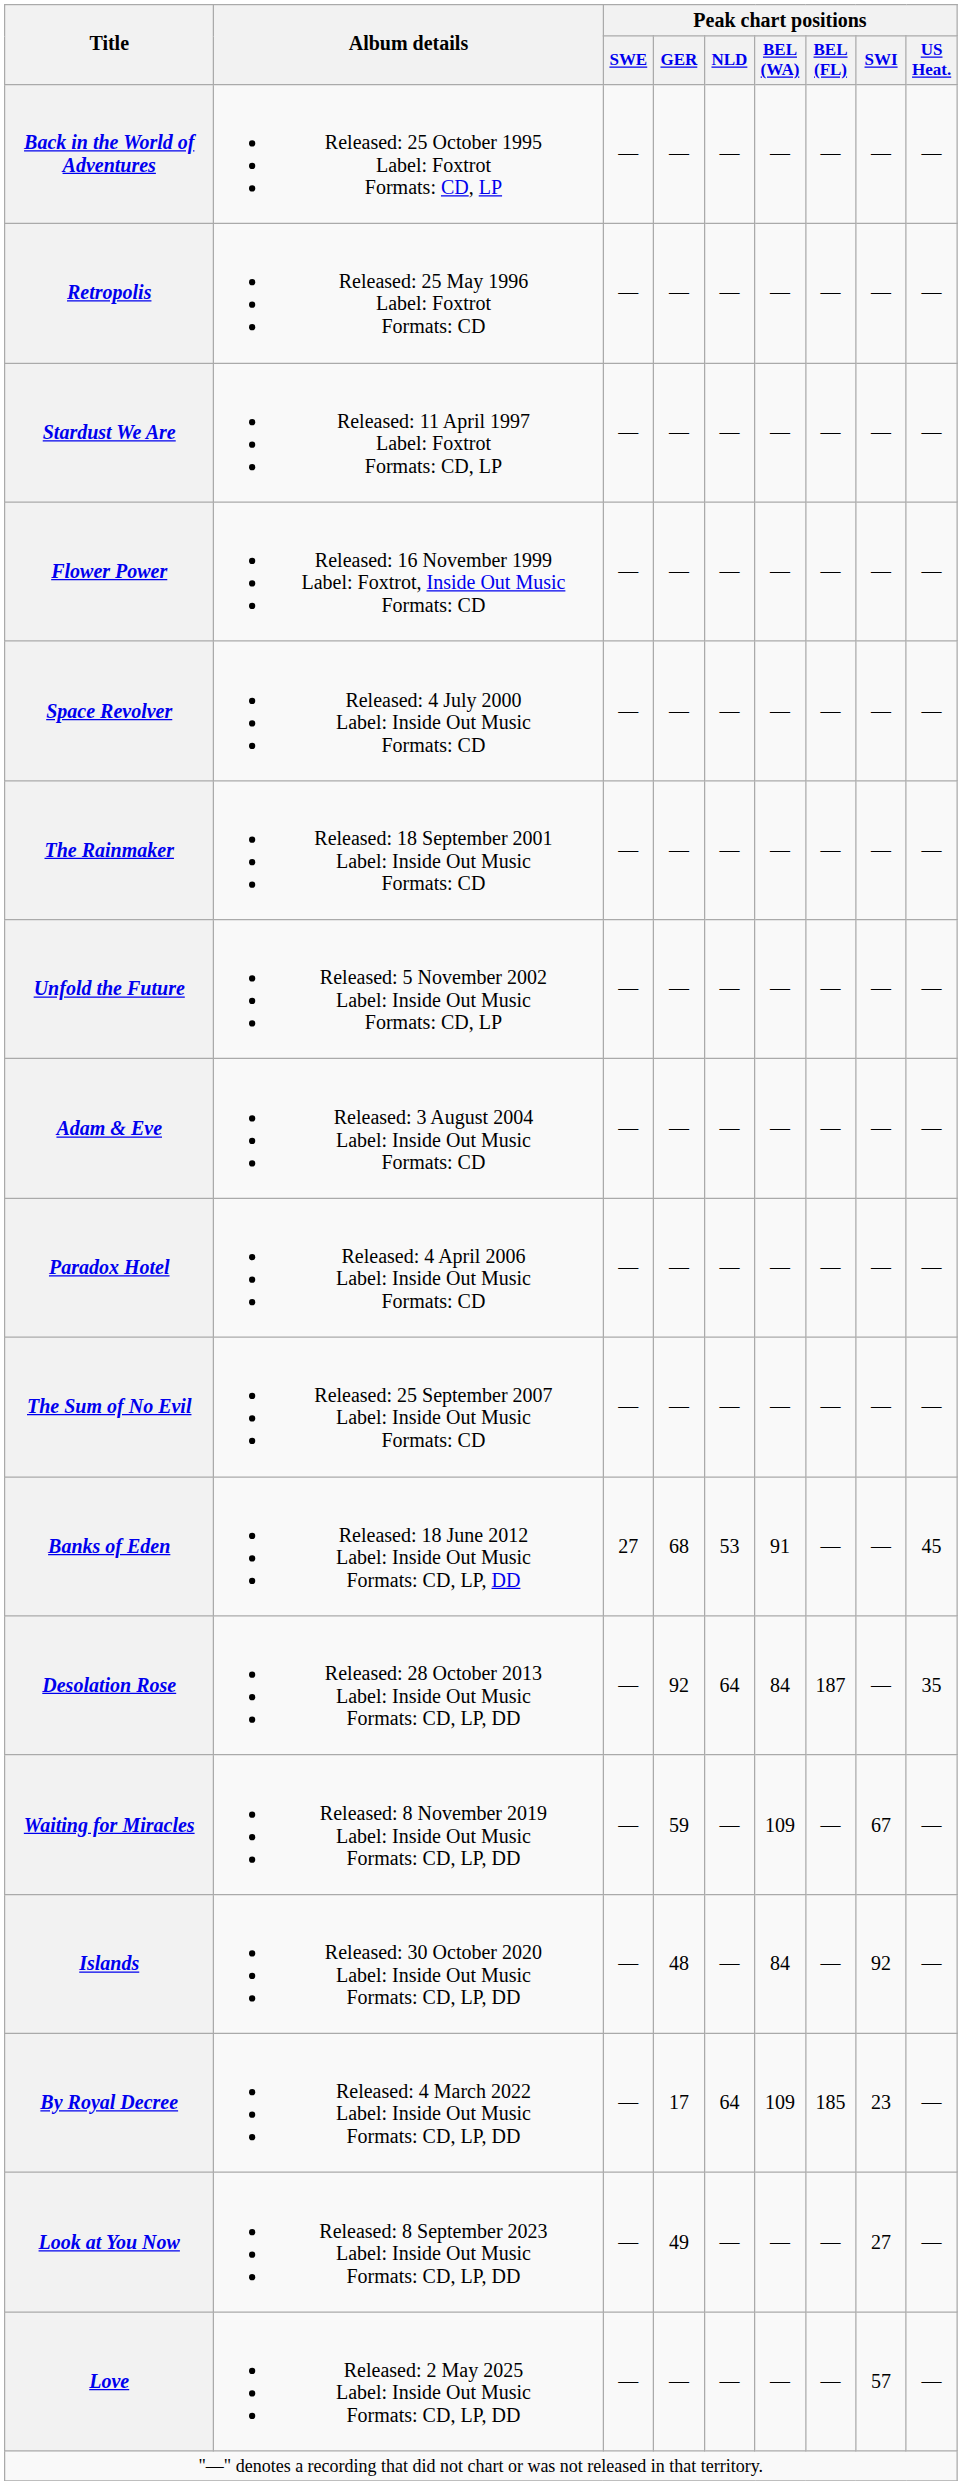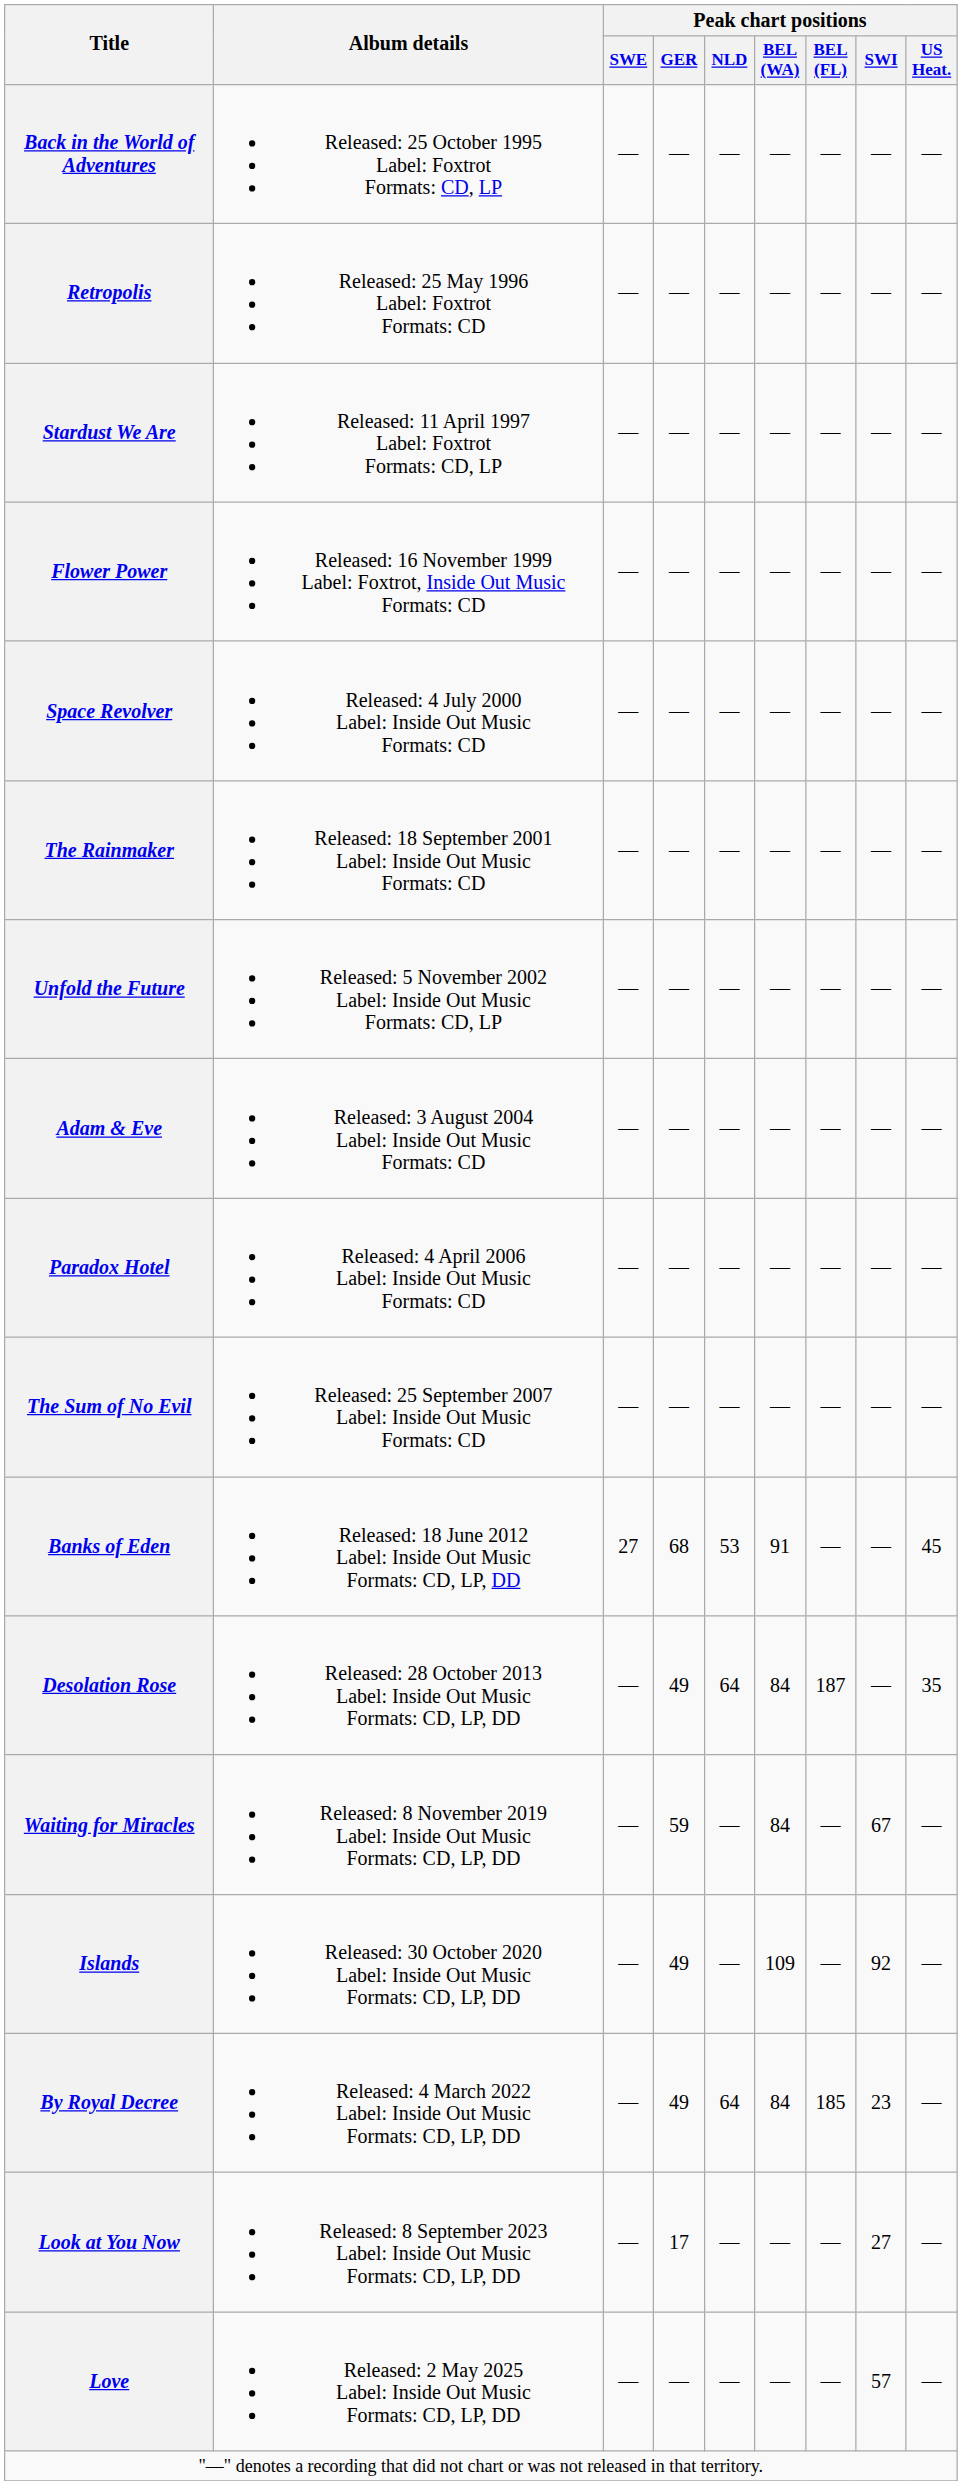(679, 1685) 92 -> (679, 1685) 49
(780, 1824) 109 -> (780, 1824) 84
(679, 1963) 48 -> (679, 1963) 49
(780, 1963) 84 -> (780, 1963) 109
(679, 2102) 17 -> (679, 2102) 49
(780, 2102) 109 -> (780, 2102) 84
(679, 2242) 49 -> (679, 2242) 17
